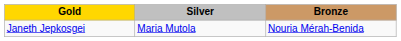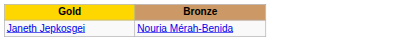- column: (200, 12)
